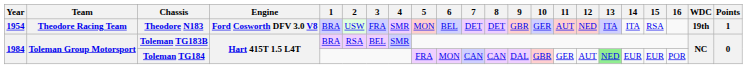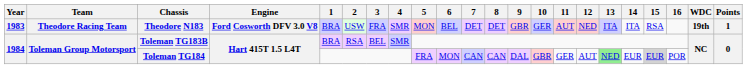(15, 26) 1954 -> (15, 26) 1983
(655, 55) no background -> (655, 55) lightgrey background
